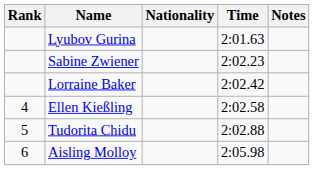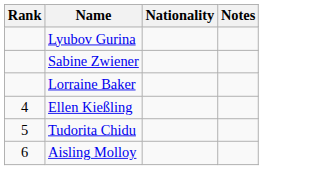- column: (243, 15)
